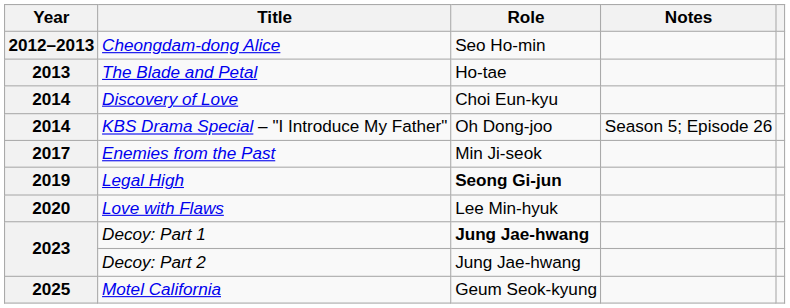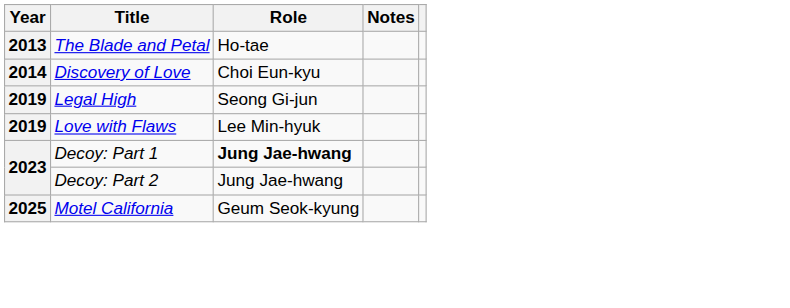- row: (191, 45)
- row: (275, 126)
- row: (189, 153)
(508, 180) bold -> (267, 99) normal
(51, 208) 2020 -> (28, 126) 2019
